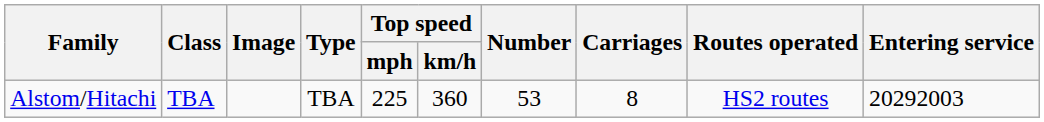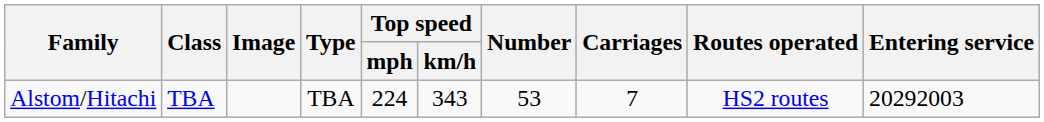(390, 98) 225 -> (390, 98) 224
(450, 98) 360 -> (450, 98) 343
(632, 98) 8 -> (632, 98) 7
